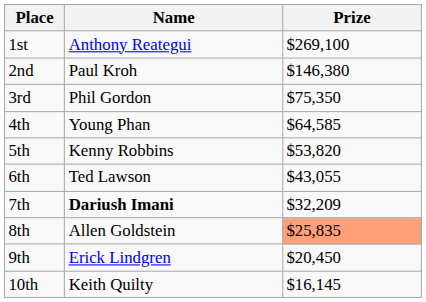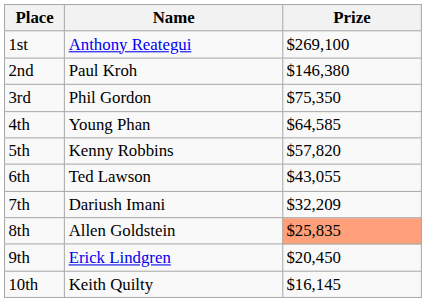(314, 151) $53,820 -> (314, 151) $57,820
(121, 204) bold -> (117, 204) normal
